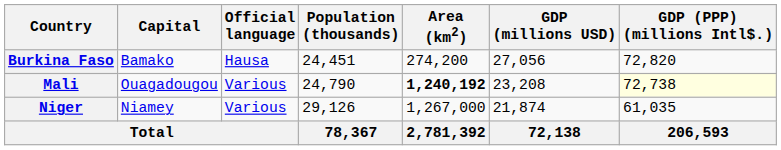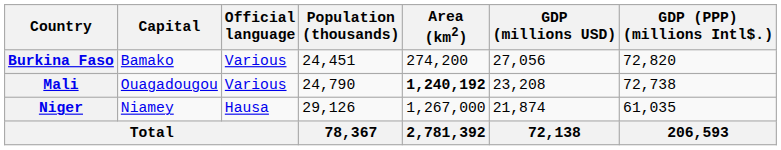(247, 61) Hausa -> (256, 61) Various
(650, 85) lightyellow background -> (650, 85) no background
(256, 109) Various -> (247, 109) Hausa
